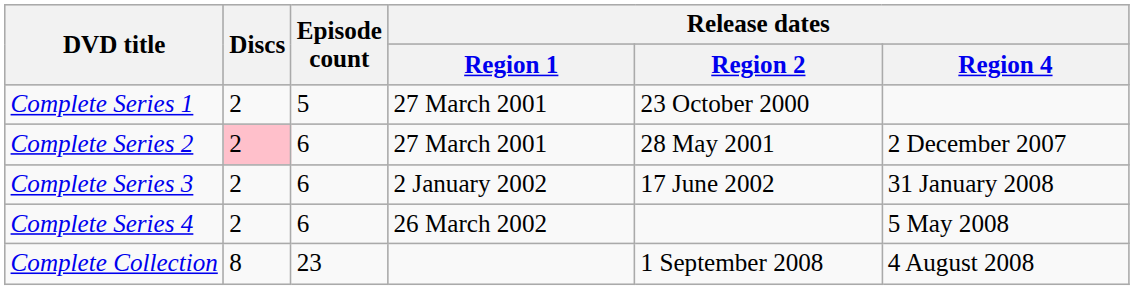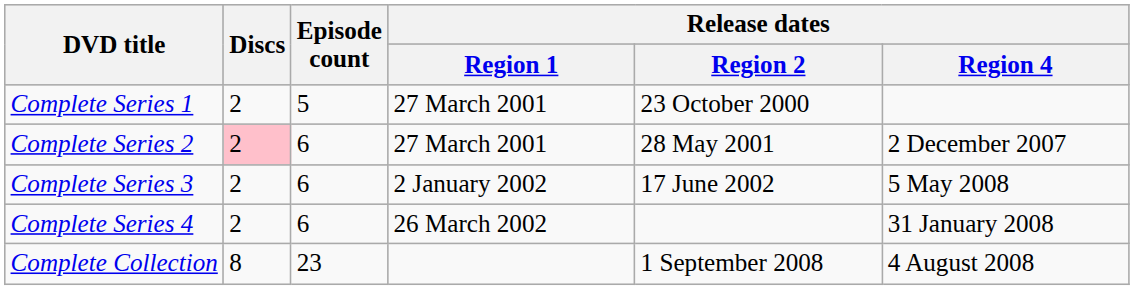(971, 183) 31 January 2008 -> (948, 183) 5 May 2008
(948, 223) 5 May 2008 -> (971, 223) 31 January 2008
